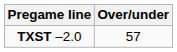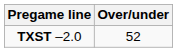(133, 36) 57 -> (133, 36) 52
